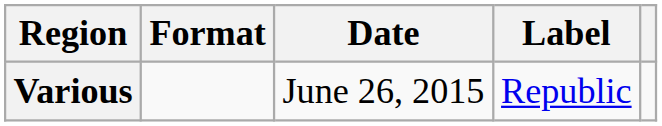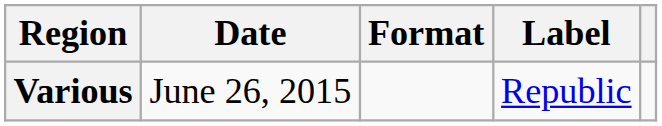columns swapped: (383, 33) <-> (208, 33)
